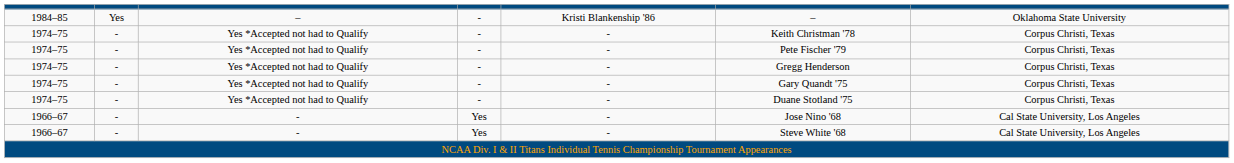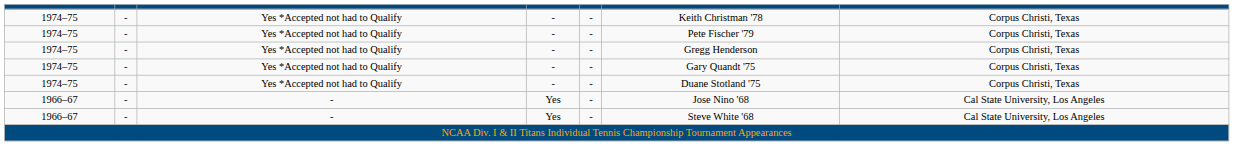- row: (49, 17)
